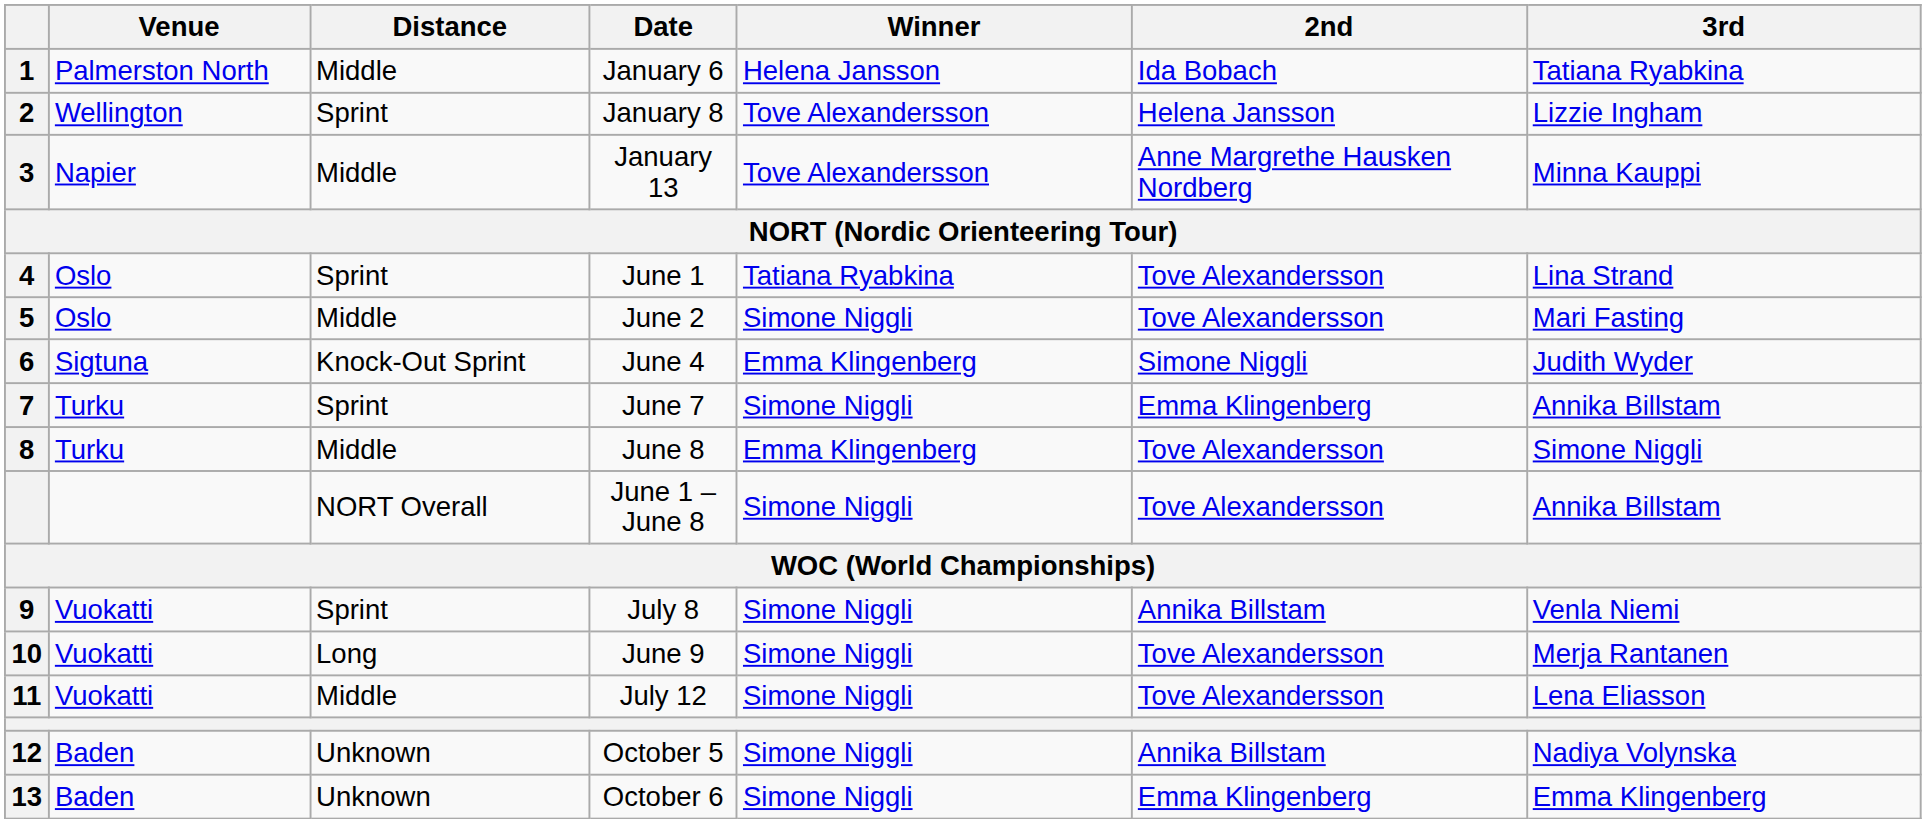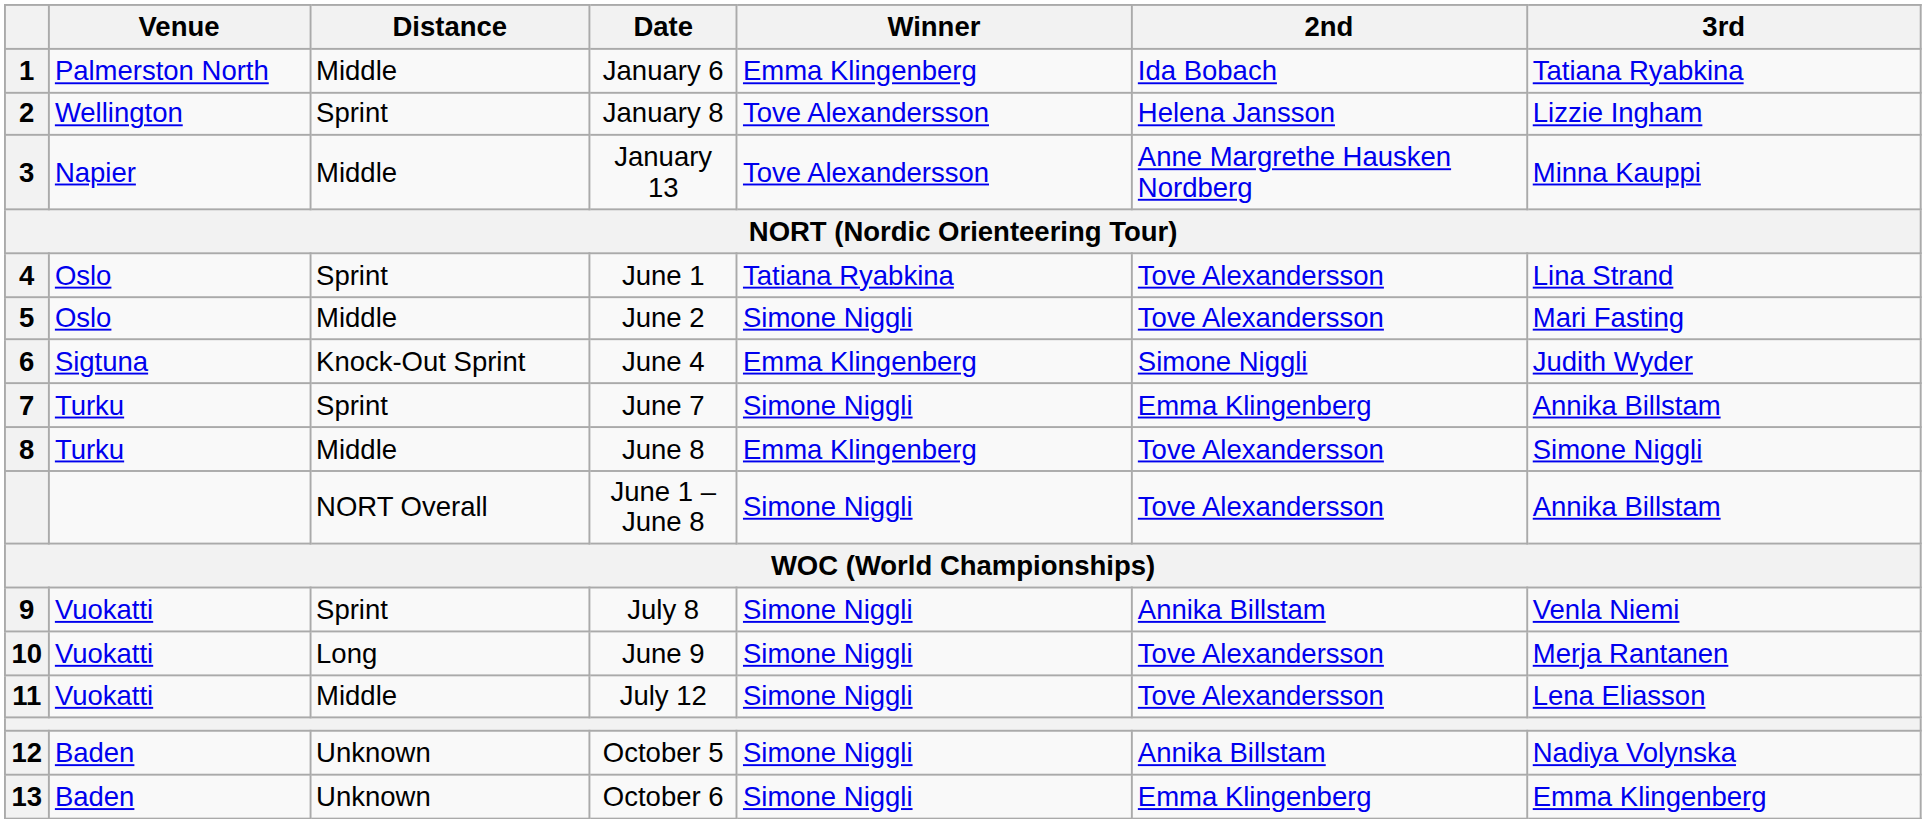(842, 71) Helena Jansson -> (860, 71) Emma Klingenberg
